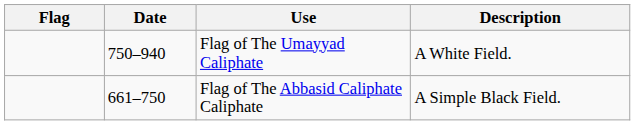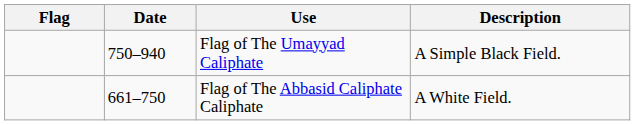(463, 52) A White Field. -> (488, 52) A Simple Black Field.
(488, 97) A Simple Black Field. -> (463, 97) A White Field.
